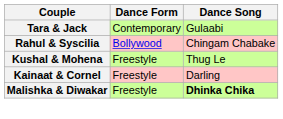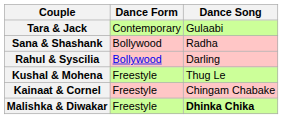+ row: (57, 44)
(231, 44) Chingam Chabake -> (203, 59) Darling
(203, 75) Darling -> (231, 91) Chingam Chabake
